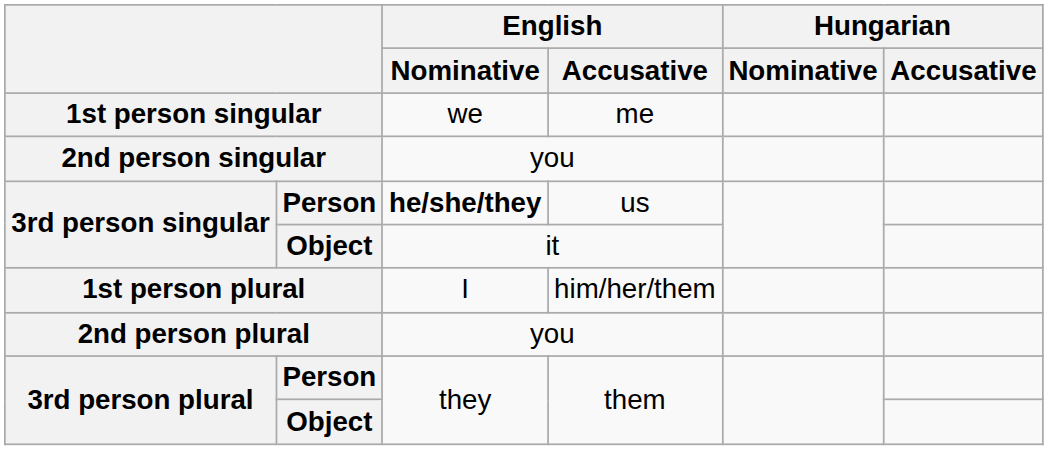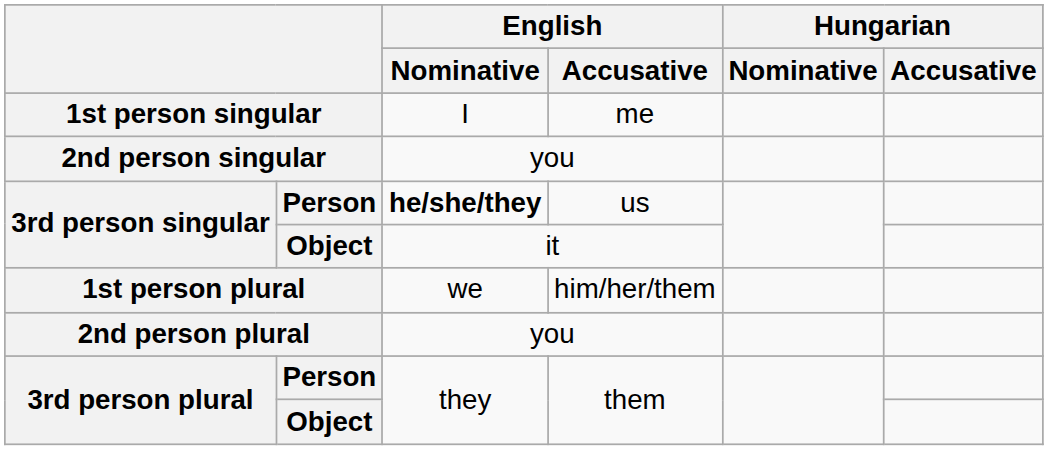(465, 114) we -> (465, 114) I
(465, 289) I -> (465, 289) we
